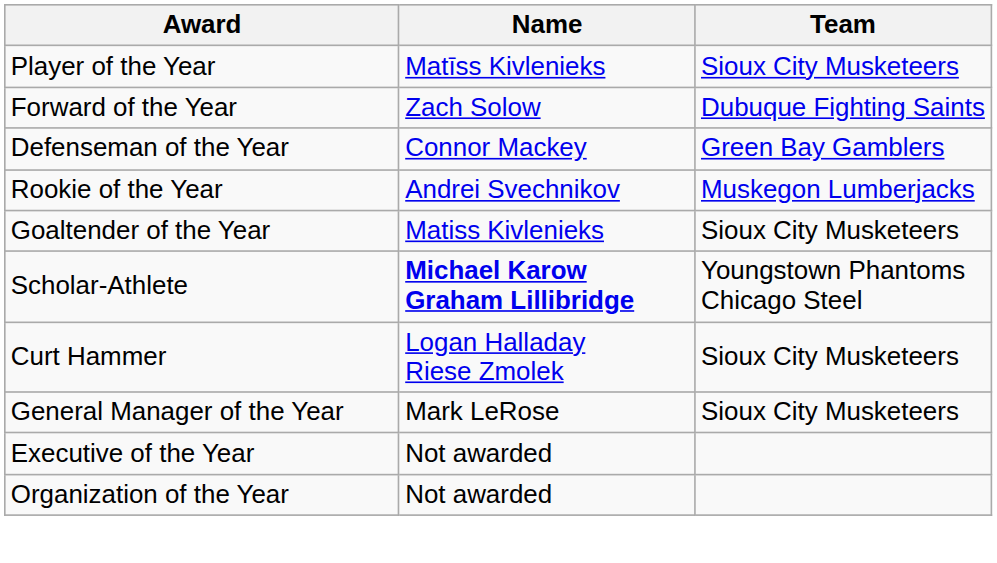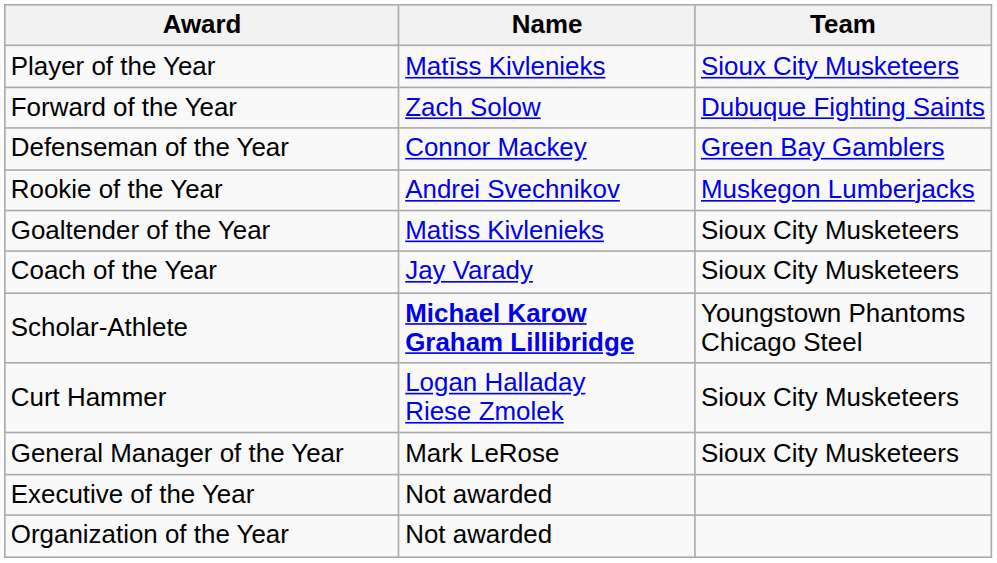+ row: (114, 271)
